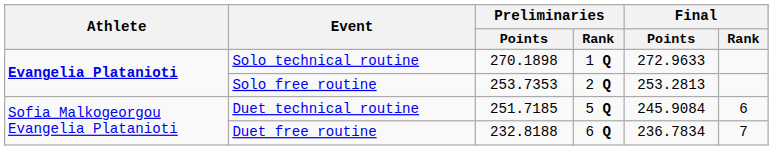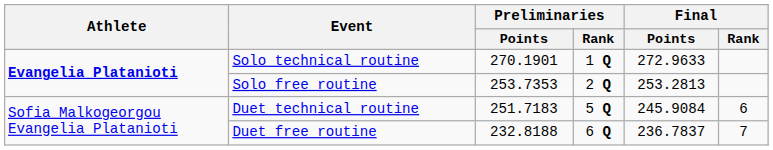(524, 61) 270.1898 -> (524, 61) 270.1901
(524, 109) 251.7185 -> (524, 109) 251.7183
(671, 132) 236.7834 -> (671, 132) 236.7837
